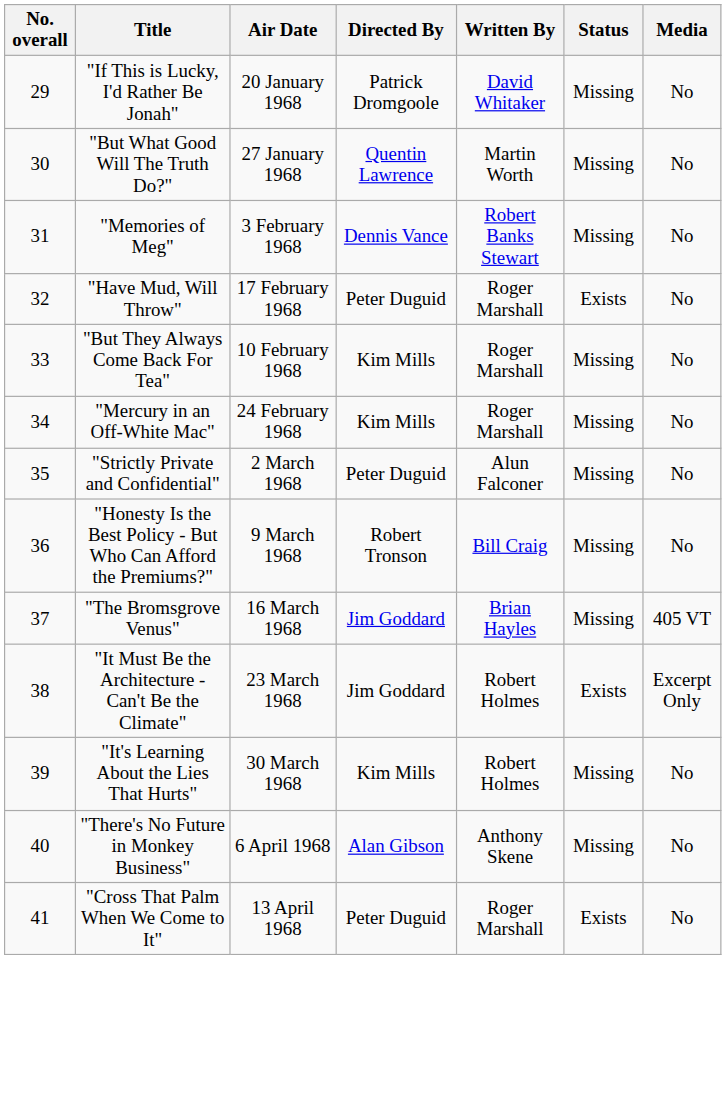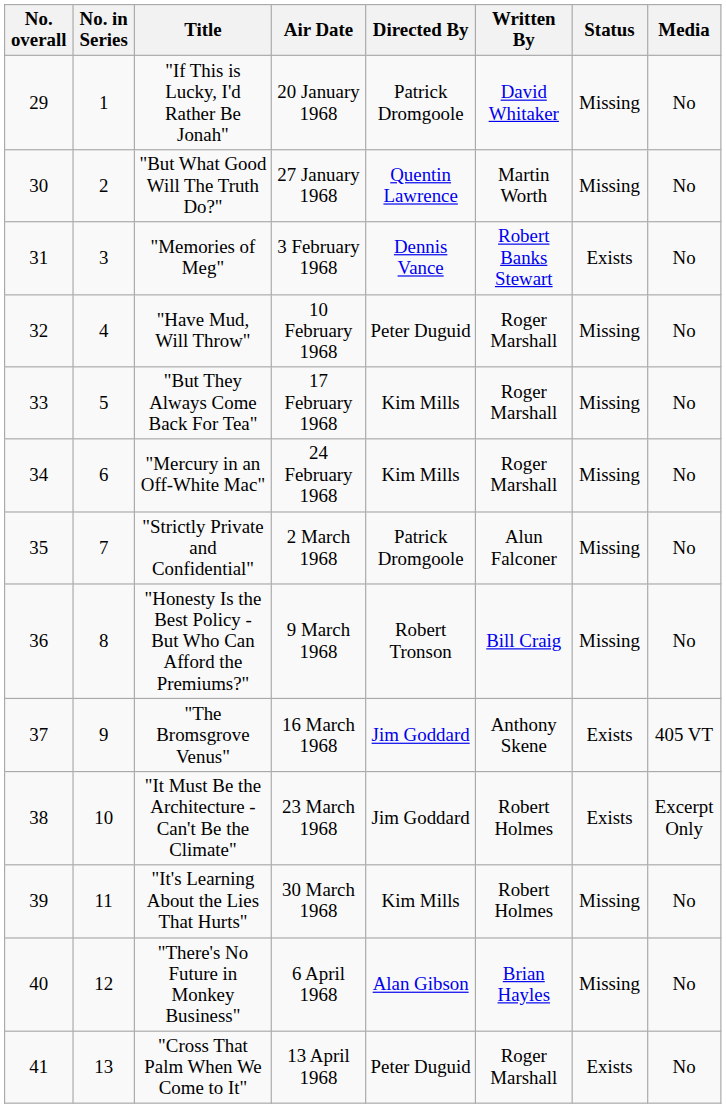+ column: (104, 30)
(603, 236) Missing -> (610, 257) Exists
(283, 298) 17 February 1968 -> (318, 330) 10 February 1968
(603, 298) Exists -> (610, 330) Missing
(283, 360) 10 February 1968 -> (318, 402) 17 February 1968
(396, 473) Peter Duguid -> (421, 547) Patrick Dromgoole
(510, 618) Brian Hayles -> (524, 734) Anthony Skene
(603, 618) Missing -> (610, 734) Exists
(510, 846) Anthony Skene -> (524, 984) Brian Hayles
